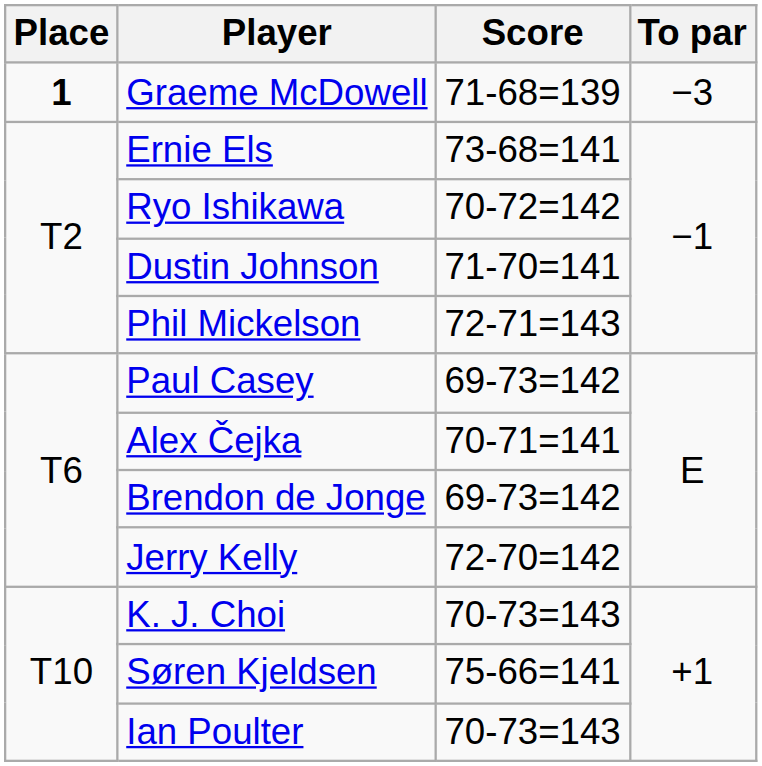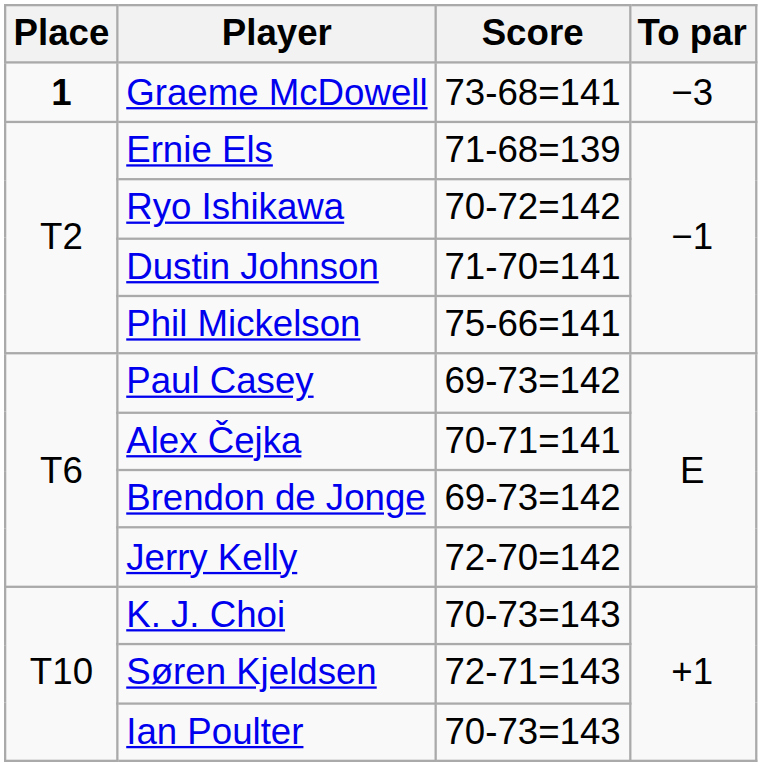(533, 91) 71-68=139 -> (533, 91) 73-68=141
(533, 149) 73-68=141 -> (533, 149) 71-68=139
(533, 324) 72-71=143 -> (533, 324) 75-66=141
(533, 672) 75-66=141 -> (533, 672) 72-71=143
